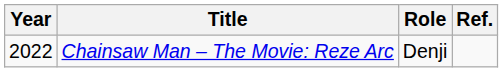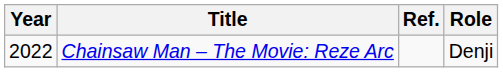columns swapped: (425, 19) <-> (475, 19)
